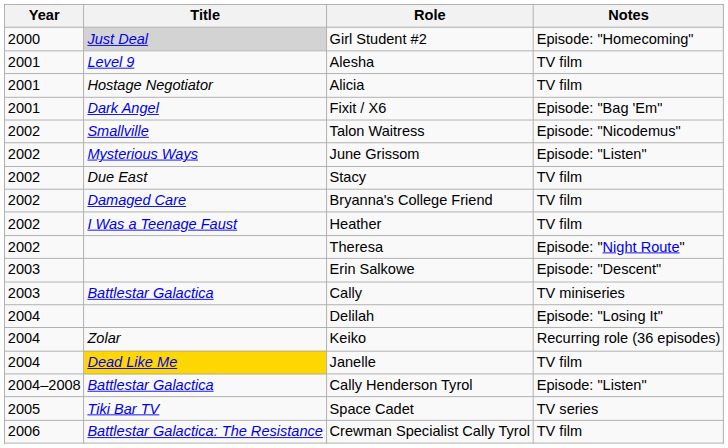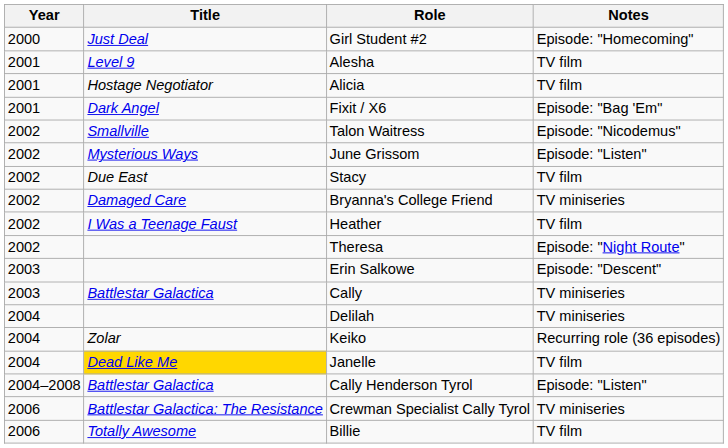(118, 39) lightgrey background -> (118, 39) no background
(559, 200) TV film -> (581, 200) TV miniseries
(600, 316) Episode: "Losing It" -> (581, 316) TV miniseries
- row: (372, 408)
(559, 431) TV film -> (581, 408) TV miniseries
+ row: (345, 431)
